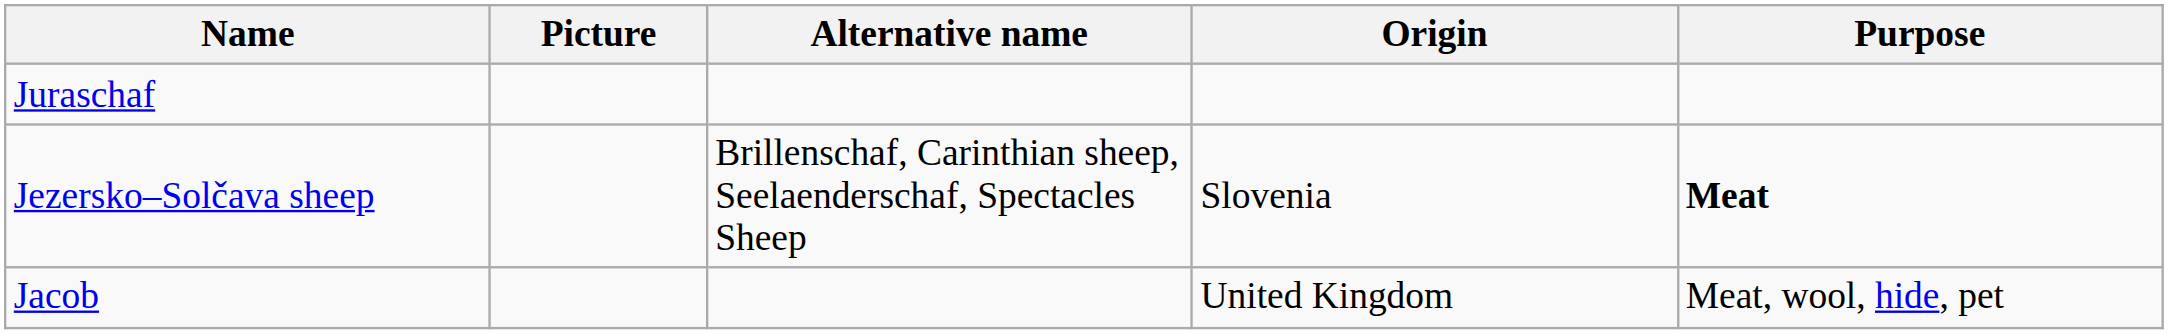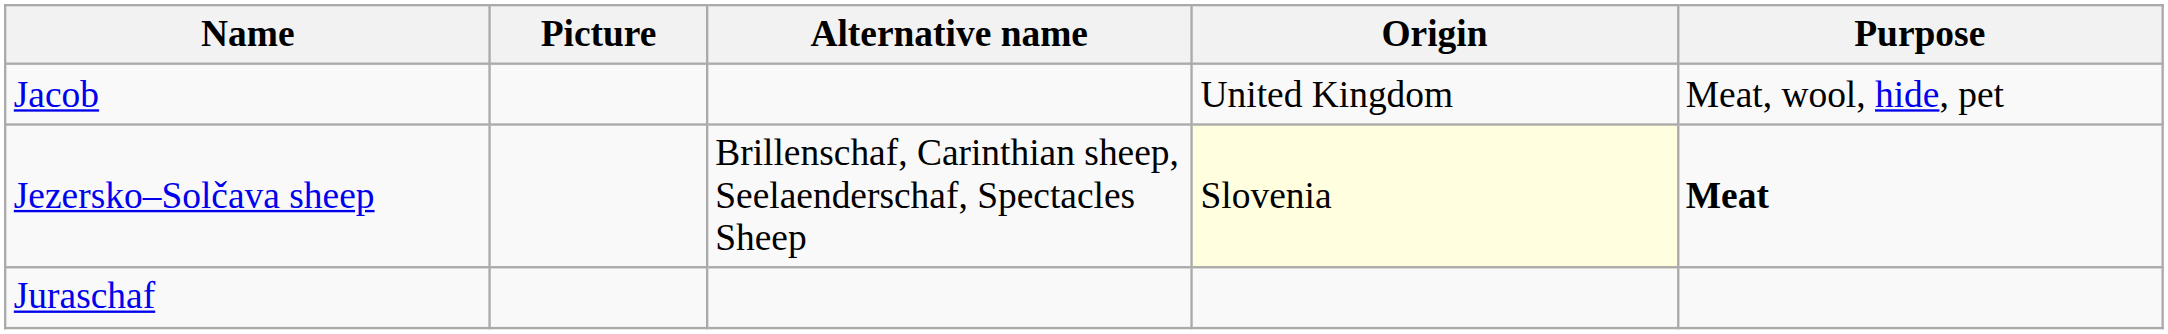rows swapped: (56, 296) <-> (84, 93)
(1266, 195) no background -> (1266, 195) lightyellow background
